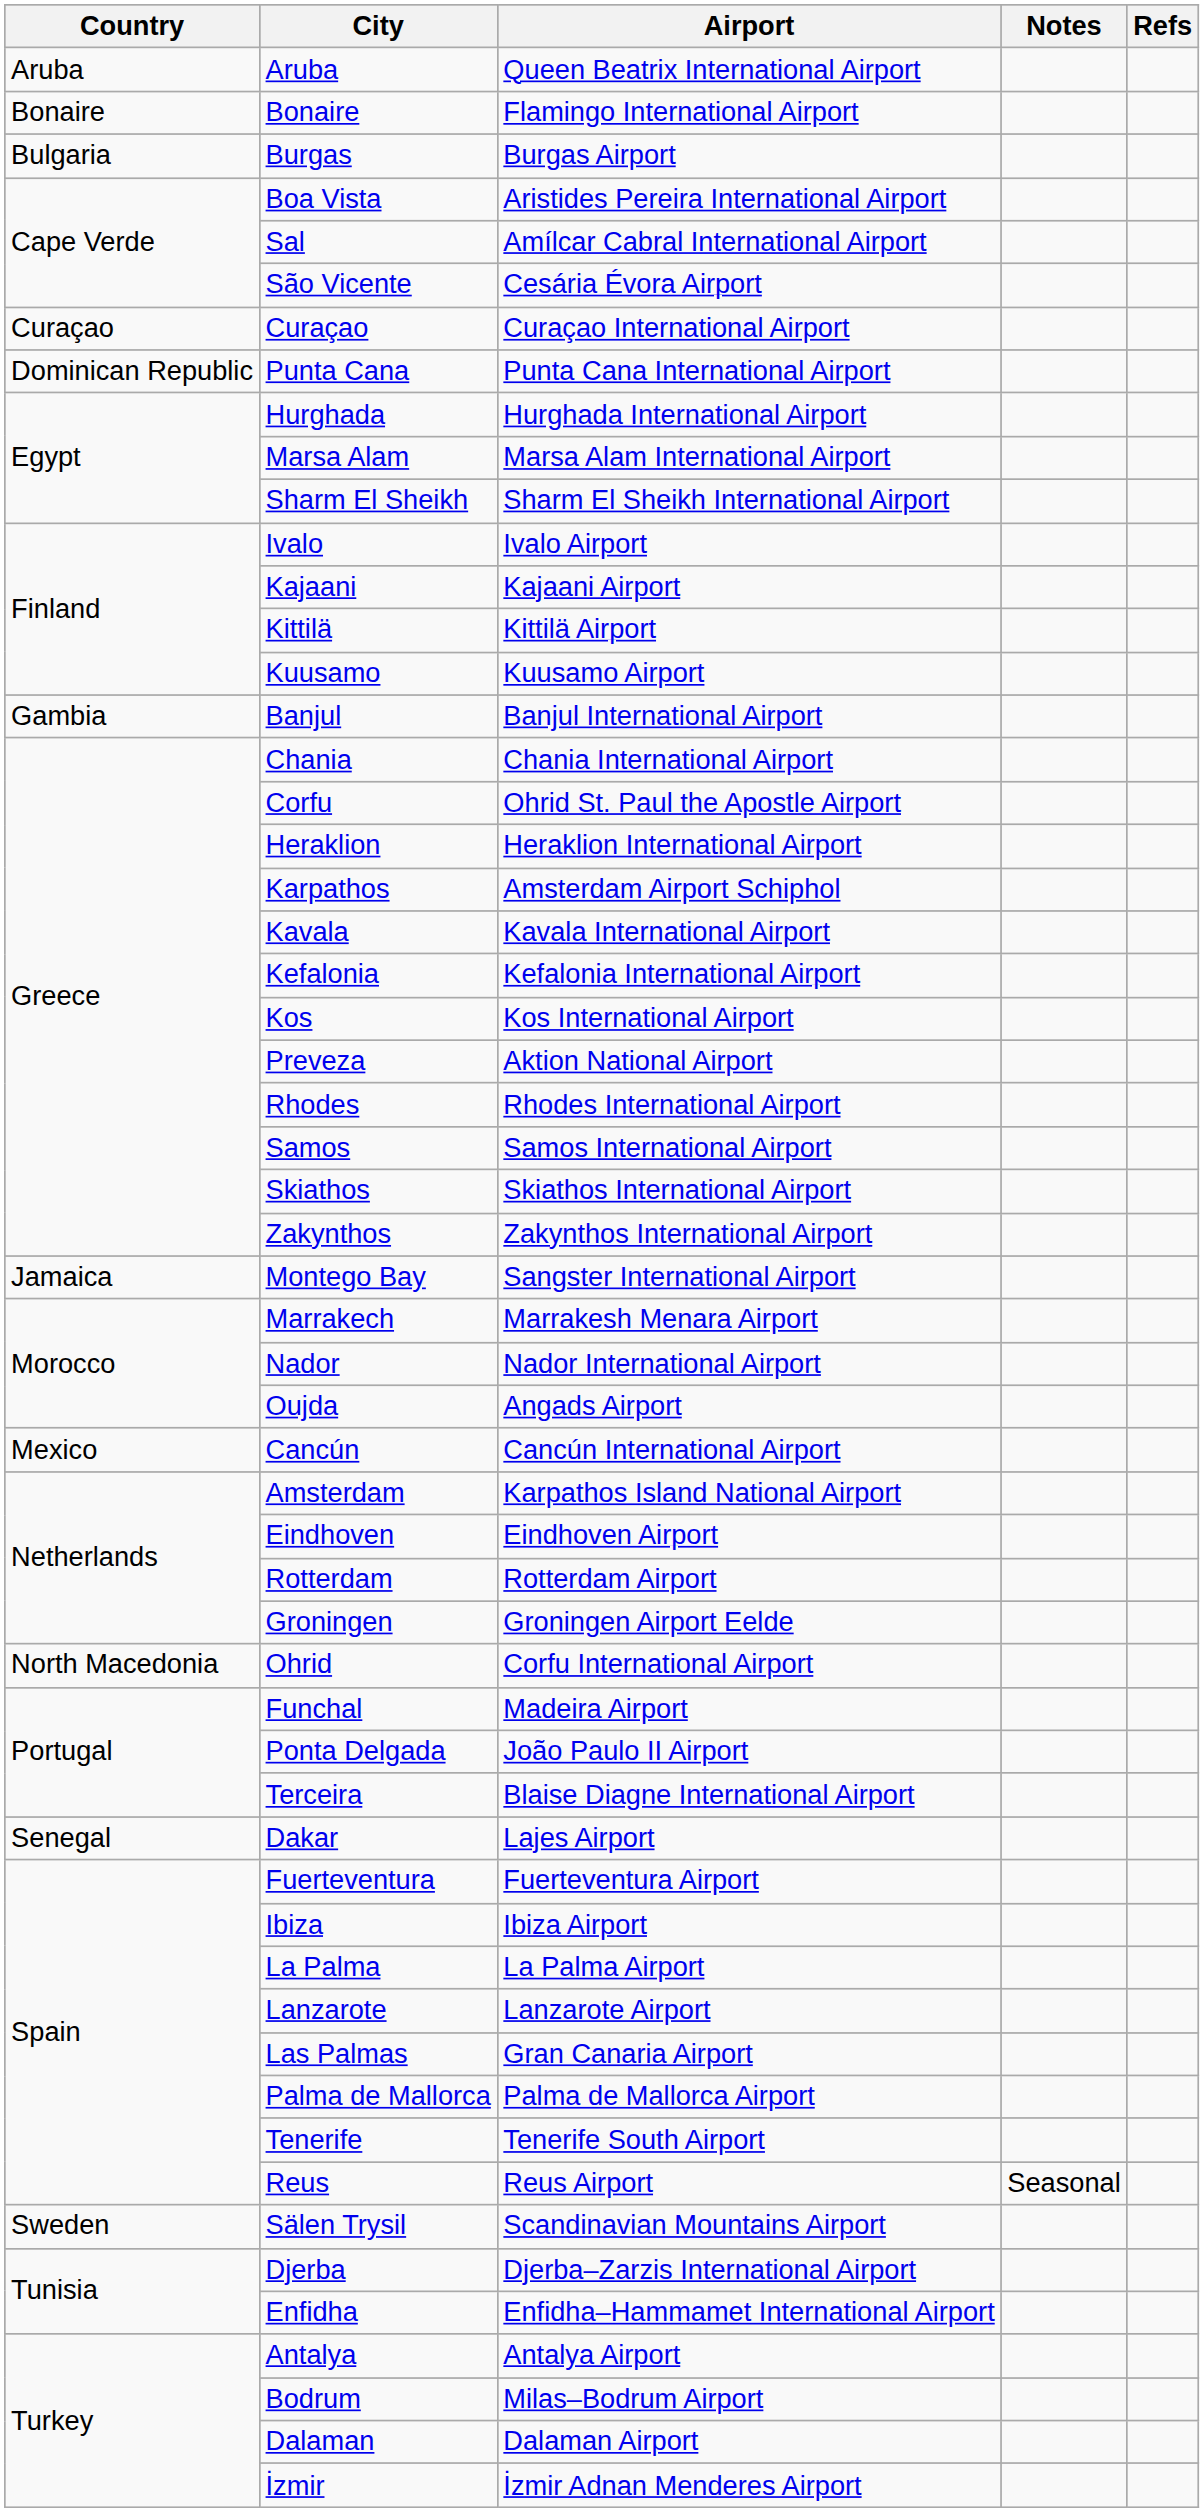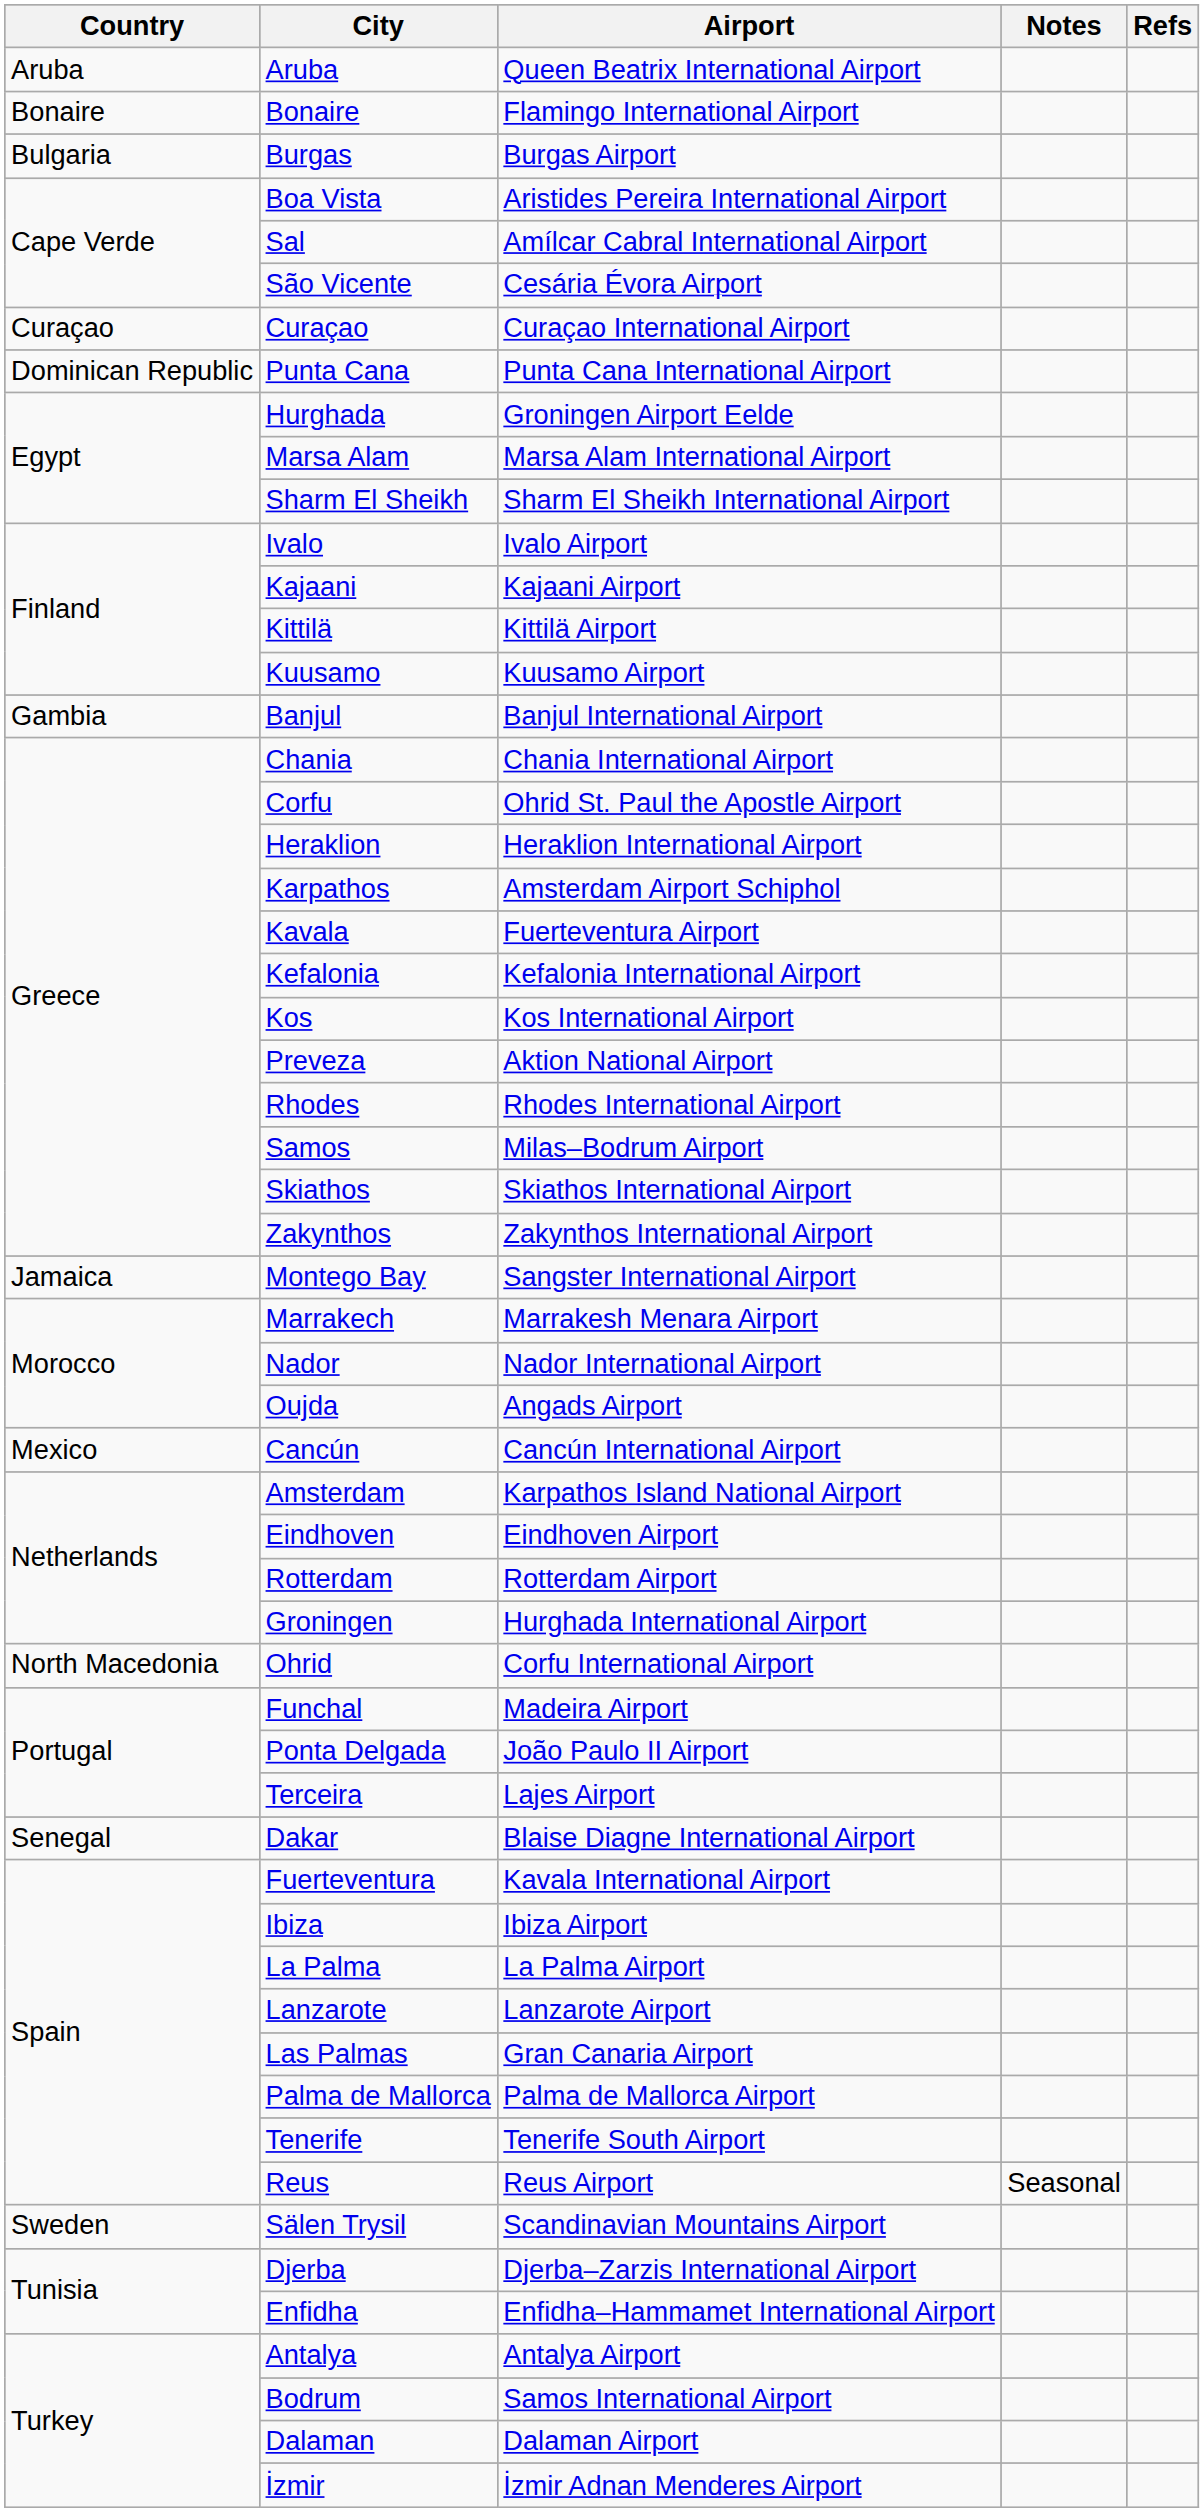(685, 414) Hurghada International Airport -> (649, 414) Groningen Airport Eelde
(667, 931) Kavala International Airport -> (631, 931) Fuerteventura Airport
(667, 1147) Samos International Airport -> (633, 1147) Milas–Bodrum Airport
(649, 1622) Groningen Airport Eelde -> (685, 1622) Hurghada International Airport
(709, 1794) Blaise Diagne International Airport -> (579, 1794) Lajes Airport
(579, 1837) Lajes Airport -> (709, 1837) Blaise Diagne International Airport
(631, 1880) Fuerteventura Airport -> (667, 1880) Kavala International Airport
(633, 2398) Milas–Bodrum Airport -> (667, 2398) Samos International Airport
